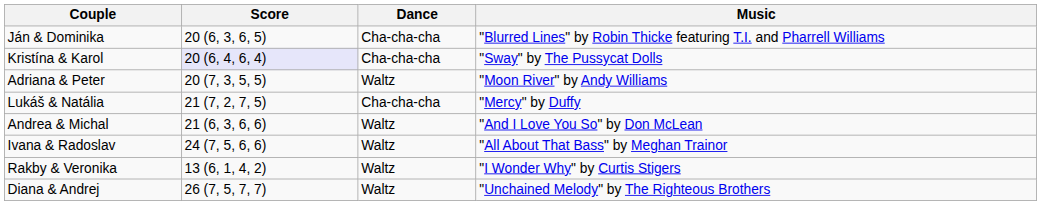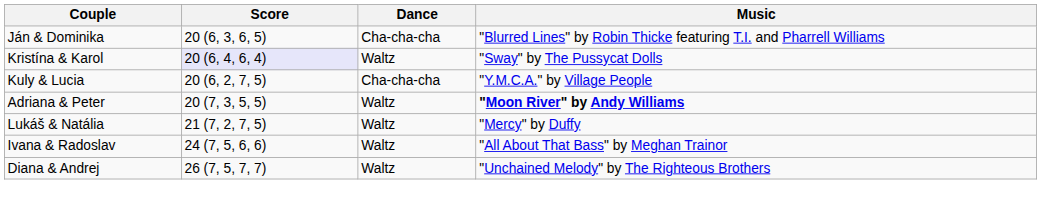(401, 59) Cha-cha-cha -> (378, 59) Waltz
+ row: (46, 80)
(573, 80) normal -> (582, 102) bold
(401, 102) Cha-cha-cha -> (378, 124) Waltz
- row: (58, 124)
- row: (62, 168)
